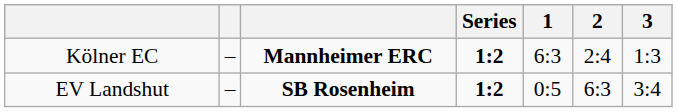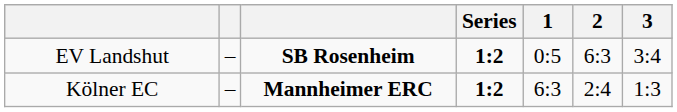rows swapped: (112, 89) <-> (112, 55)
